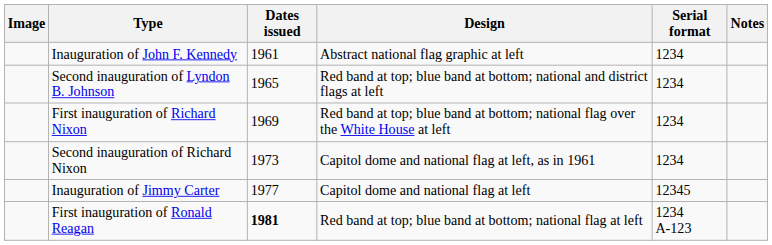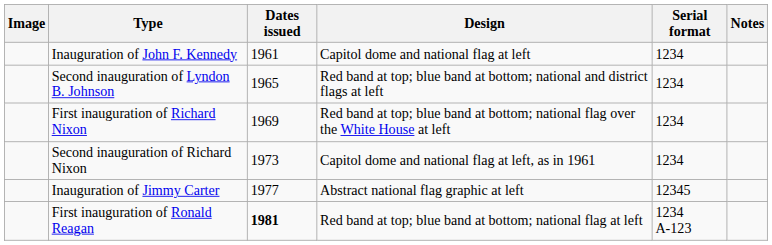(422, 53) Abstract national flag graphic at left -> (425, 53) Capitol dome and national flag at left
(425, 190) Capitol dome and national flag at left -> (422, 190) Abstract national flag graphic at left
